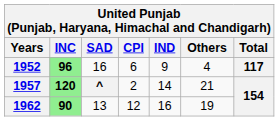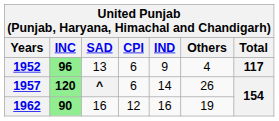(100, 67) 16 -> (100, 67) 13
(134, 86) 2 -> (134, 86) 6
(207, 86) 21 -> (207, 86) 26
(100, 106) 13 -> (100, 106) 16
